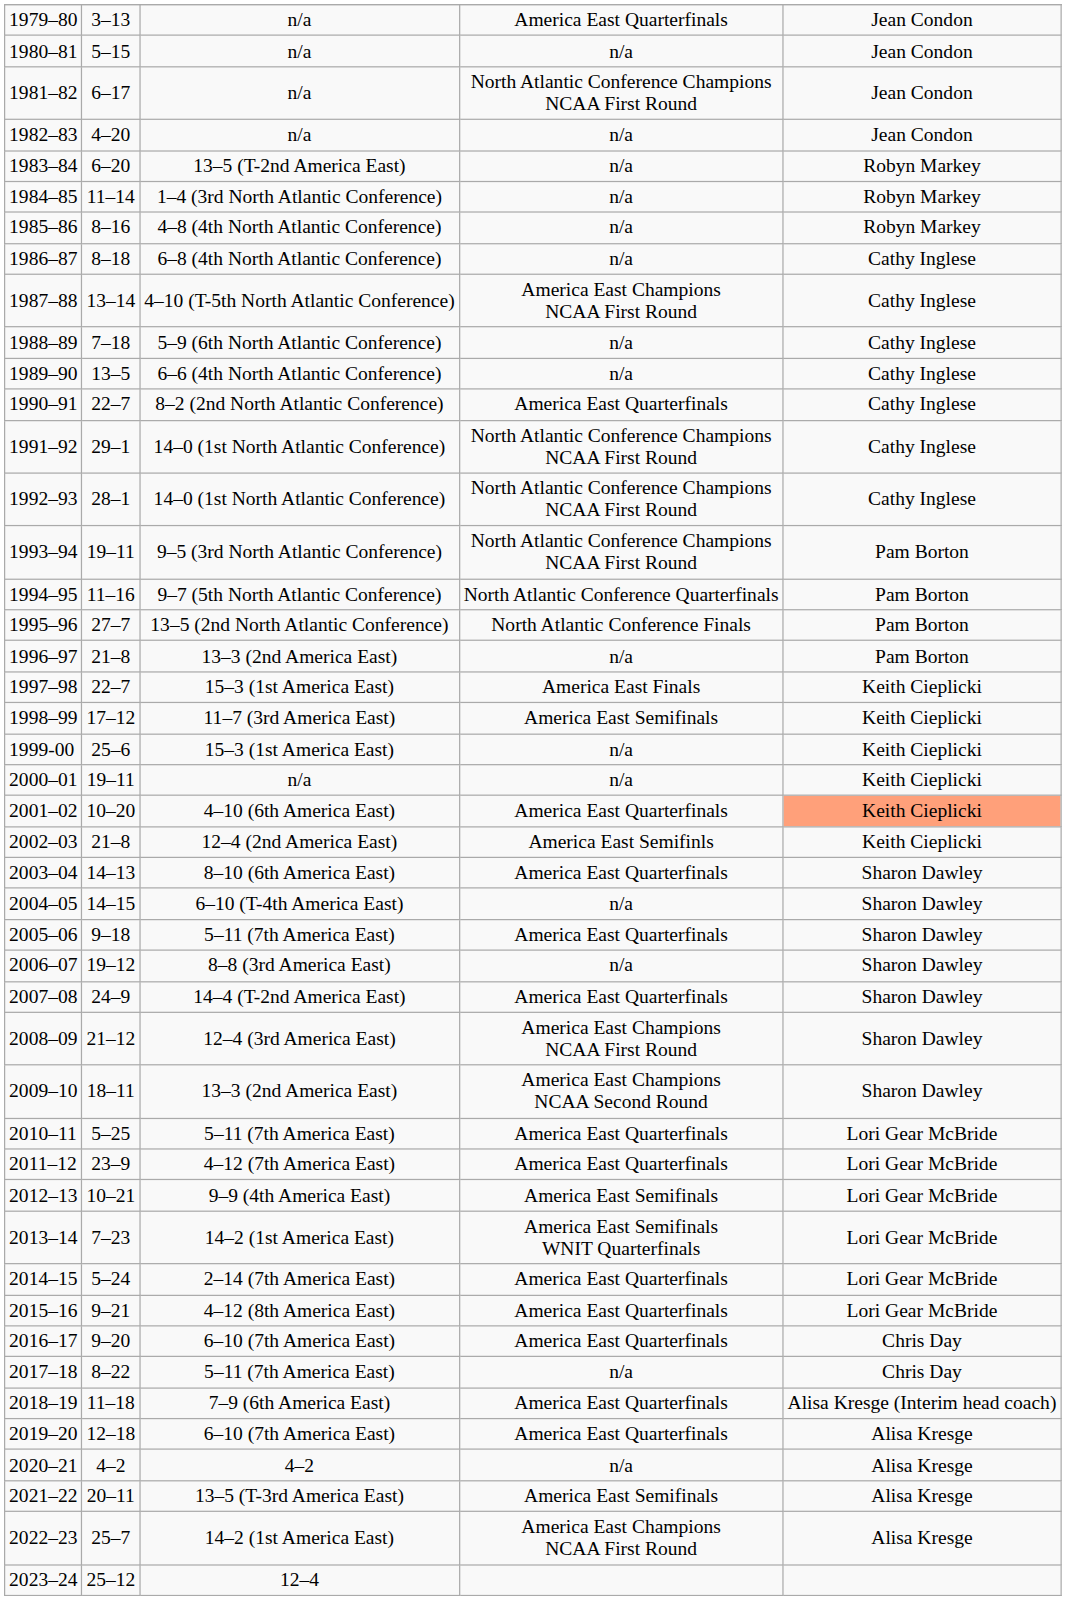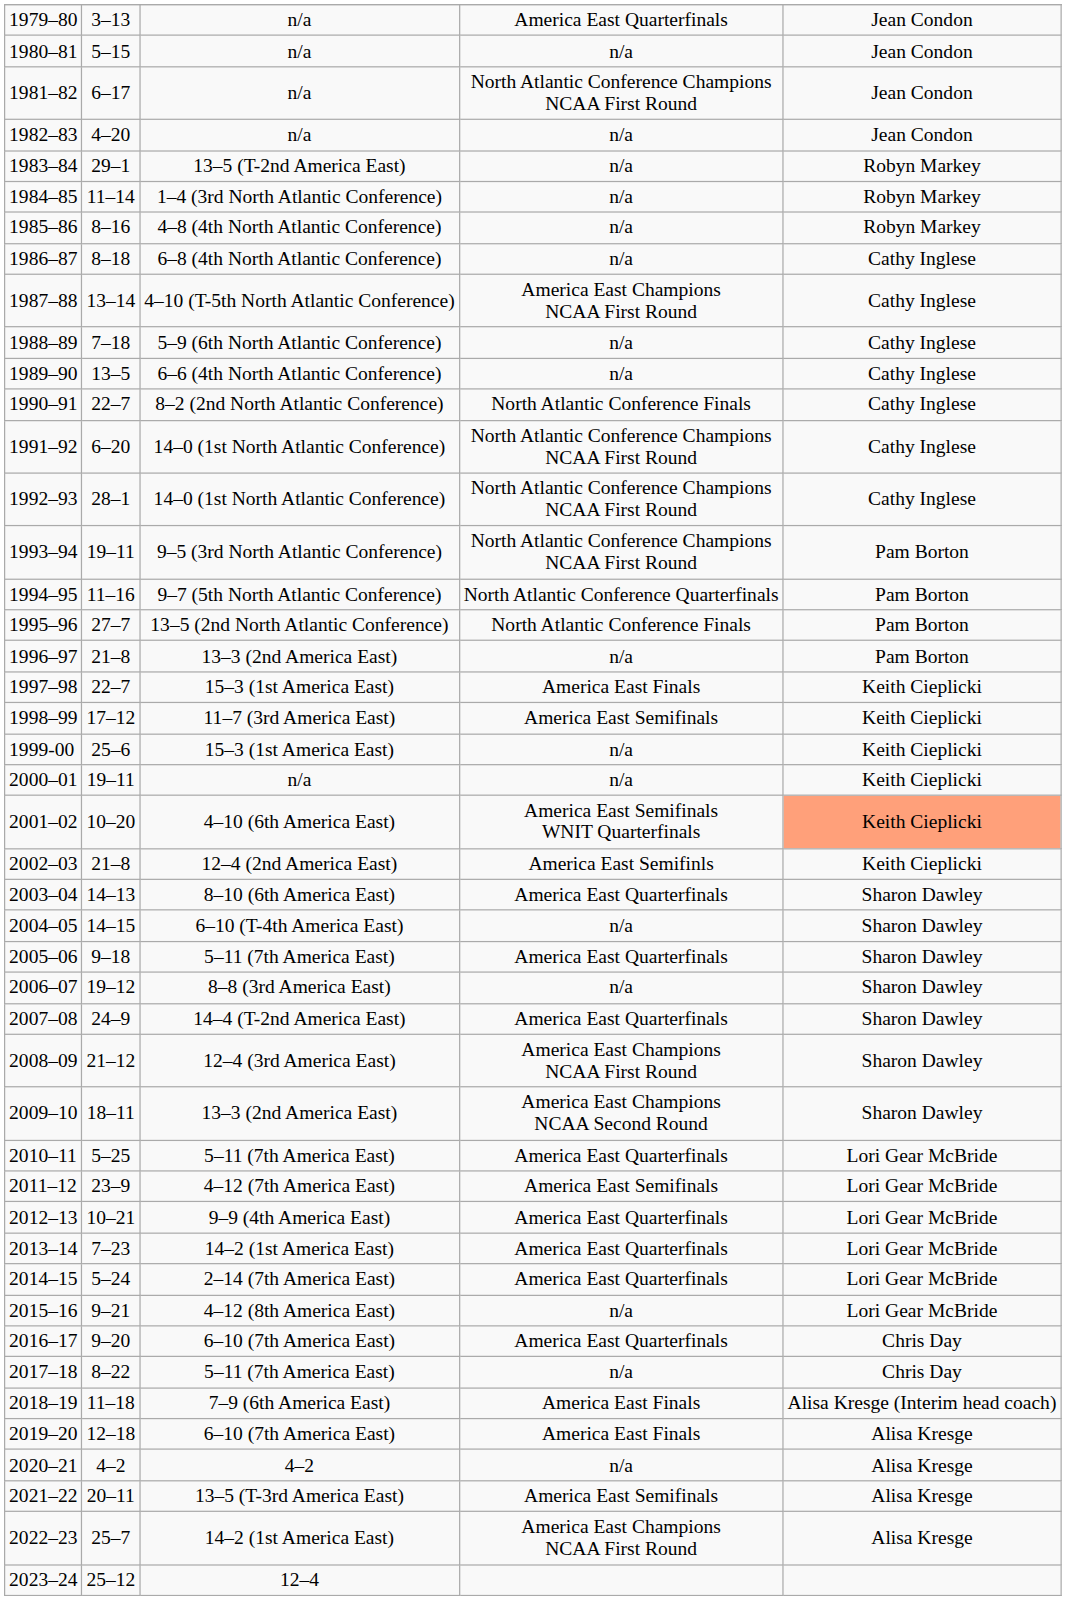(111, 165) 6–20 -> (111, 165) 29–1
(621, 404) America East Quarterfinals -> (621, 404) North Atlantic Conference Finals
(111, 446) 29–1 -> (111, 446) 6–20
(621, 810) America East Quarterfinals -> (621, 821) America East Semifinals WNIT Quarterfinals
(621, 1164) America East Quarterfinals -> (621, 1186) America East Semifinals
(621, 1195) America East Semifinals -> (621, 1217) America East Quarterfinals
(621, 1237) America East Semifinals WNIT Quarterfinals -> (621, 1248) America East Quarterfinals
(621, 1310) America East Quarterfinals -> (621, 1310) n/a
(621, 1403) America East Quarterfinals -> (621, 1403) America East Finals
(621, 1433) America East Quarterfinals -> (621, 1433) America East Finals
